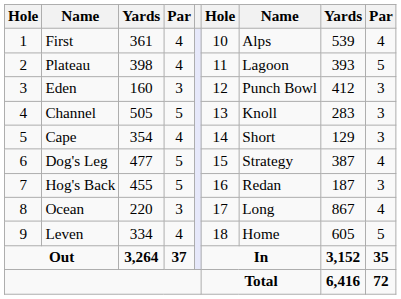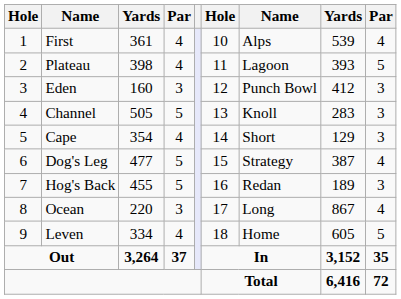(343, 185) 187 -> (343, 185) 189
